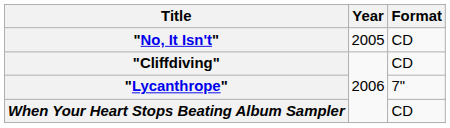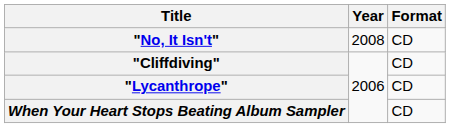(368, 39) 2005 -> (368, 39) 2008
(398, 87) 7" -> (402, 87) CD
